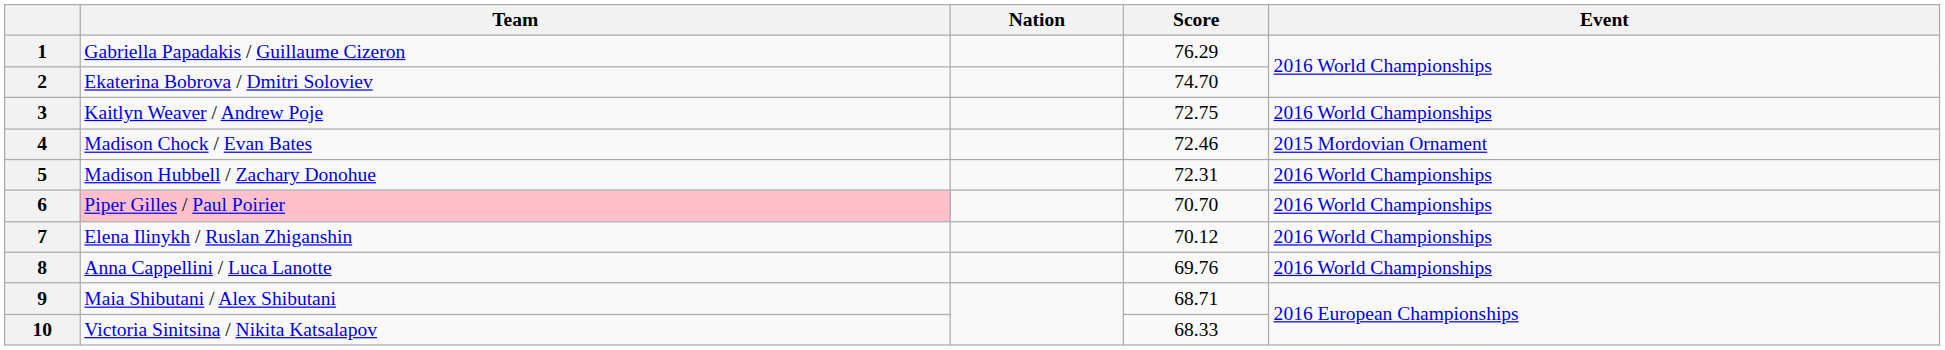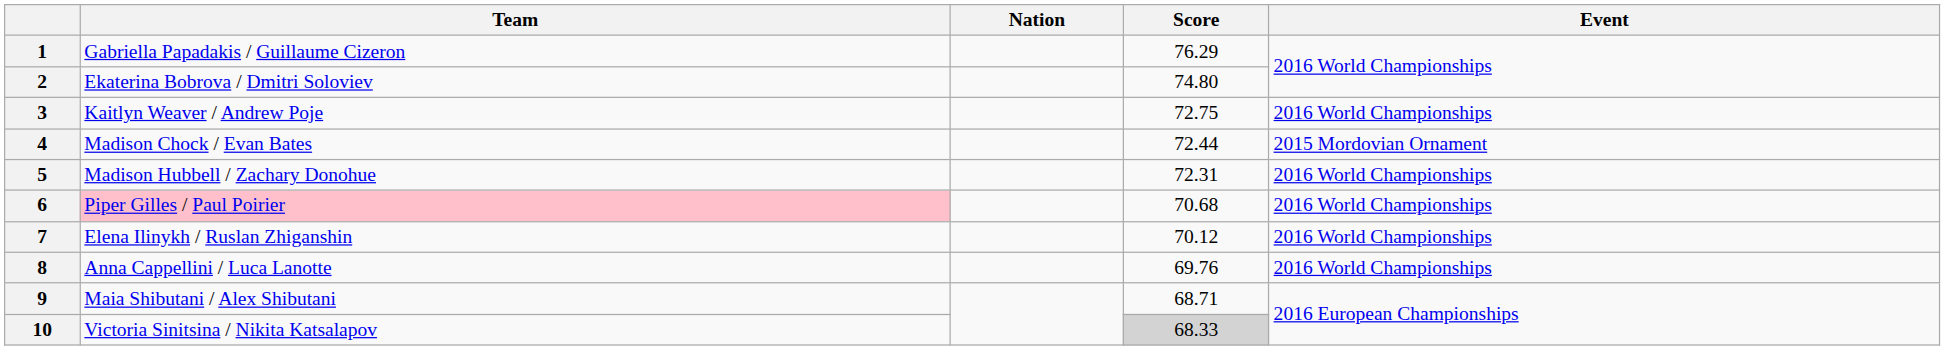(1196, 81) 74.70 -> (1196, 81) 74.80
(1196, 143) 72.46 -> (1196, 143) 72.44
(1196, 205) 70.70 -> (1196, 205) 70.68
(1196, 329) no background -> (1196, 329) lightgrey background
